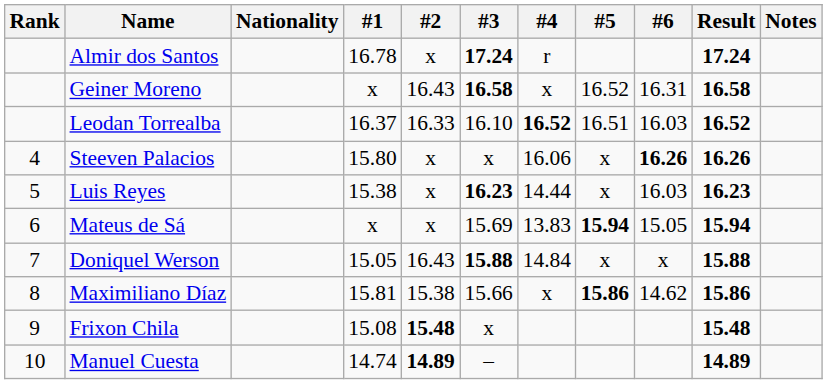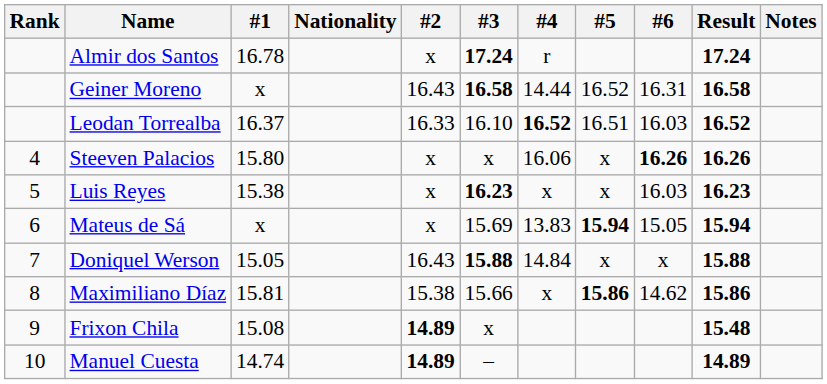columns swapped: (287, 21) <-> (372, 21)
(547, 89) x -> (547, 89) 14.44
(547, 191) 14.44 -> (547, 191) x
(431, 327) 15.48 -> (431, 327) 14.89
